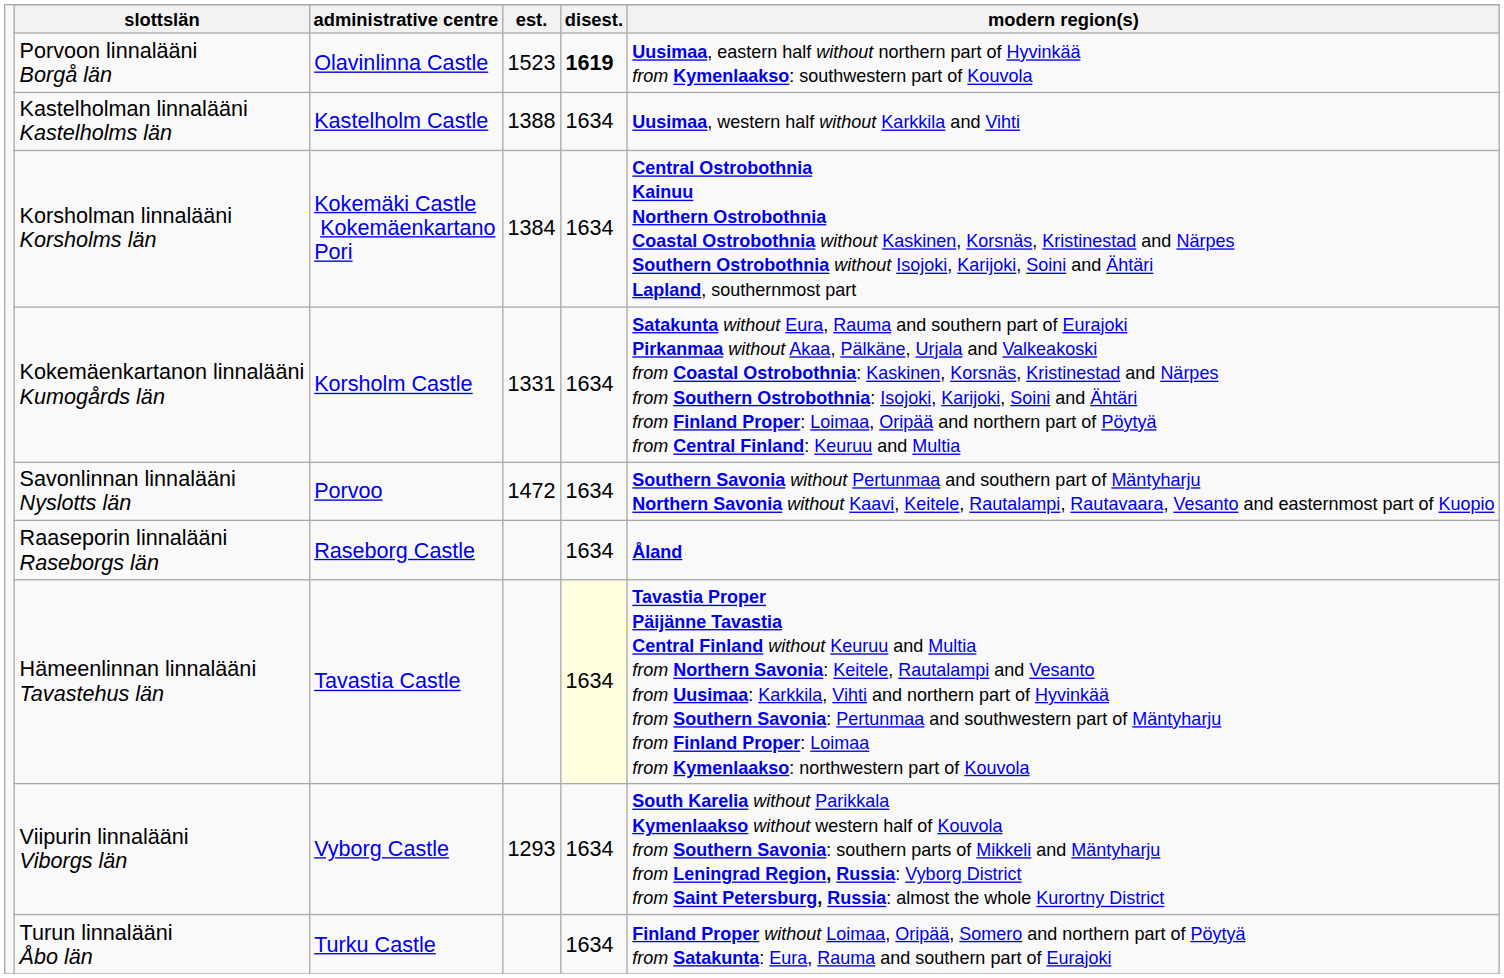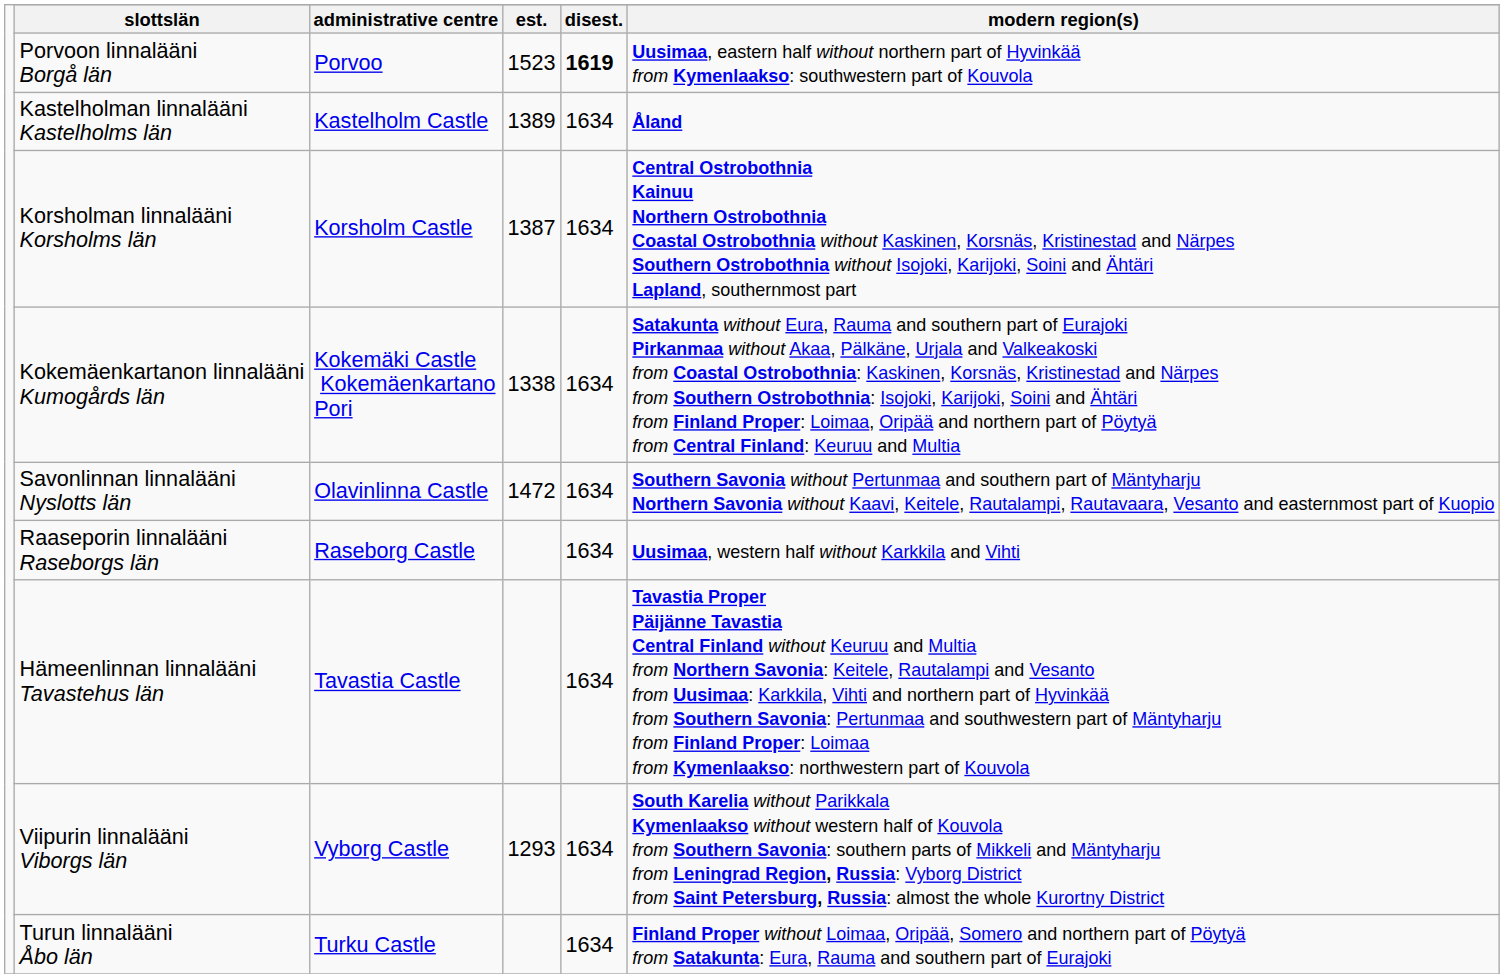(401, 62) Olavinlinna Castle -> (348, 62) Porvoo
(531, 121) 1388 -> (531, 121) 1389
(826, 122) Uusimaa, western half without Karkkila and Vihti -> (657, 122) Åland
(405, 228) Kokemäki Castle Kokemäenkartano Pori -> (393, 228) Korsholm Castle
(531, 228) 1384 -> (531, 228) 1387
(393, 384) Korsholm Castle -> (405, 384) Kokemäki Castle Kokemäenkartano Pori
(531, 384) 1331 -> (531, 384) 1338
(348, 491) Porvoo -> (401, 491) Olavinlinna Castle
(657, 551) Åland -> (826, 551) Uusimaa, western half without Karkkila and Vihti
(589, 681) lightyellow background -> (589, 681) no background
